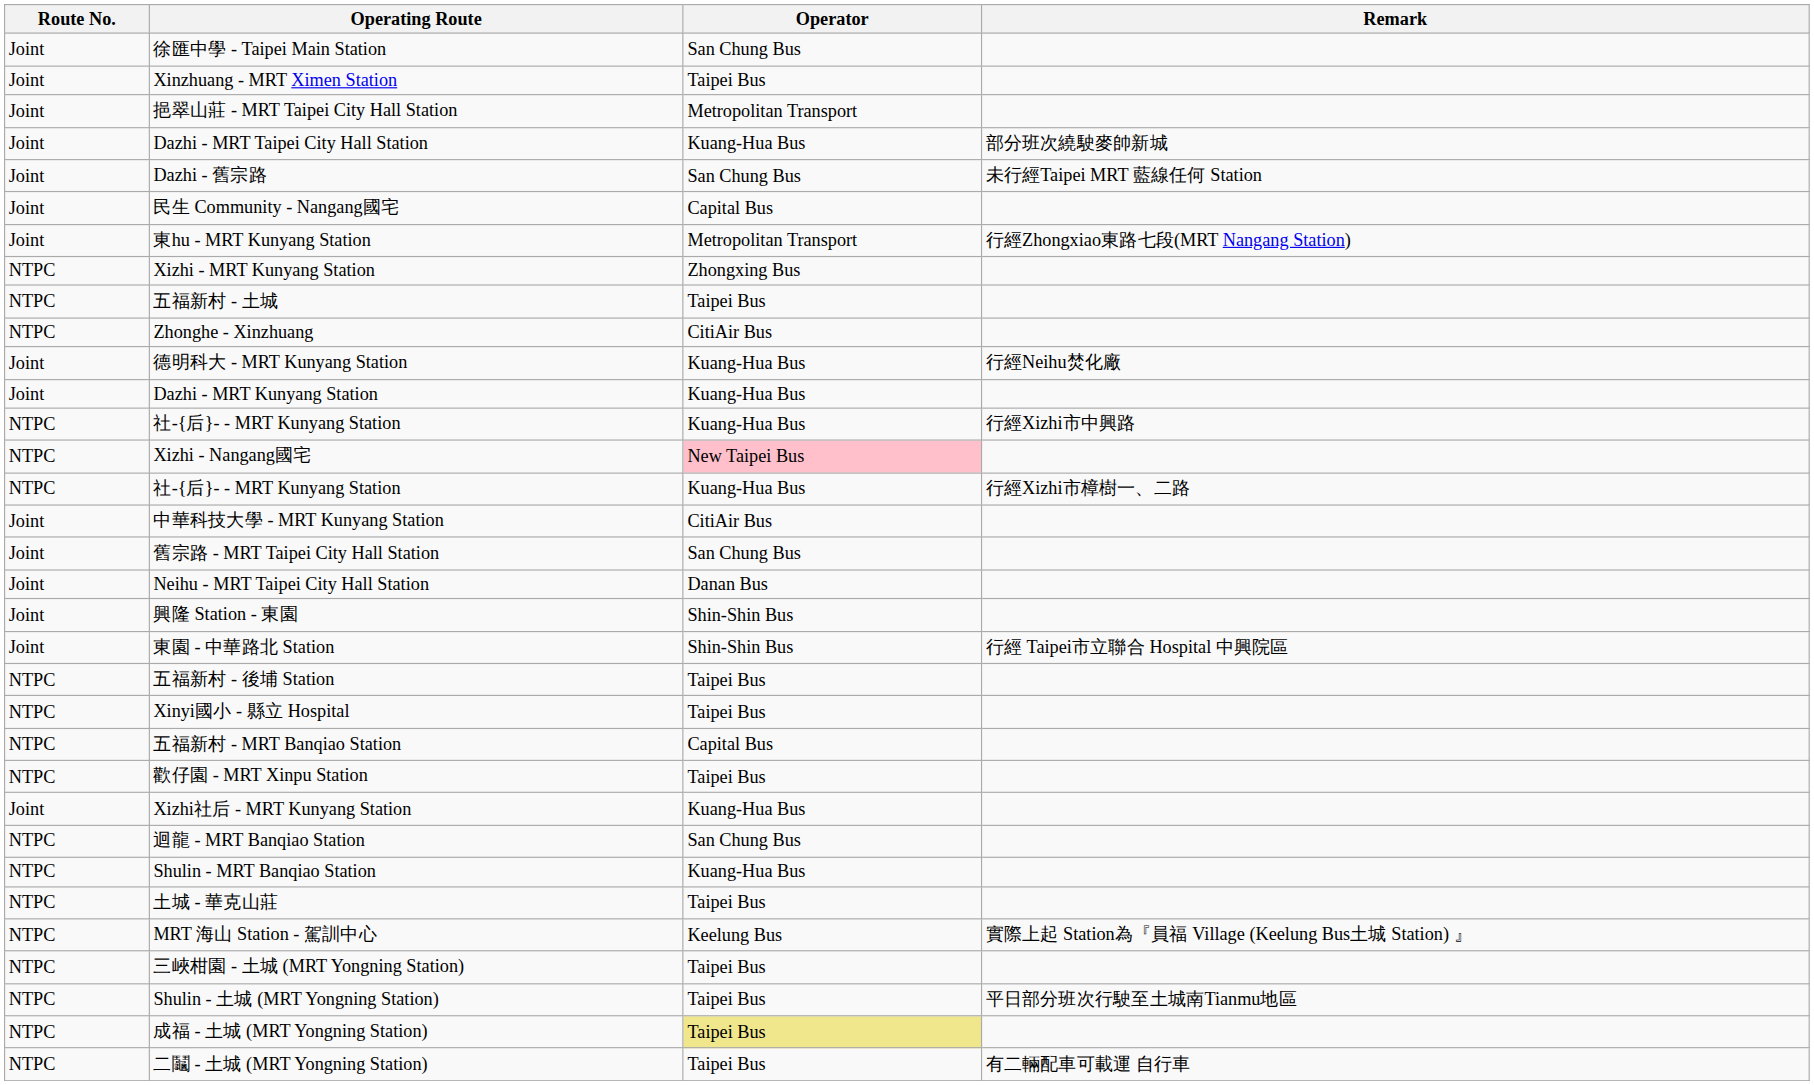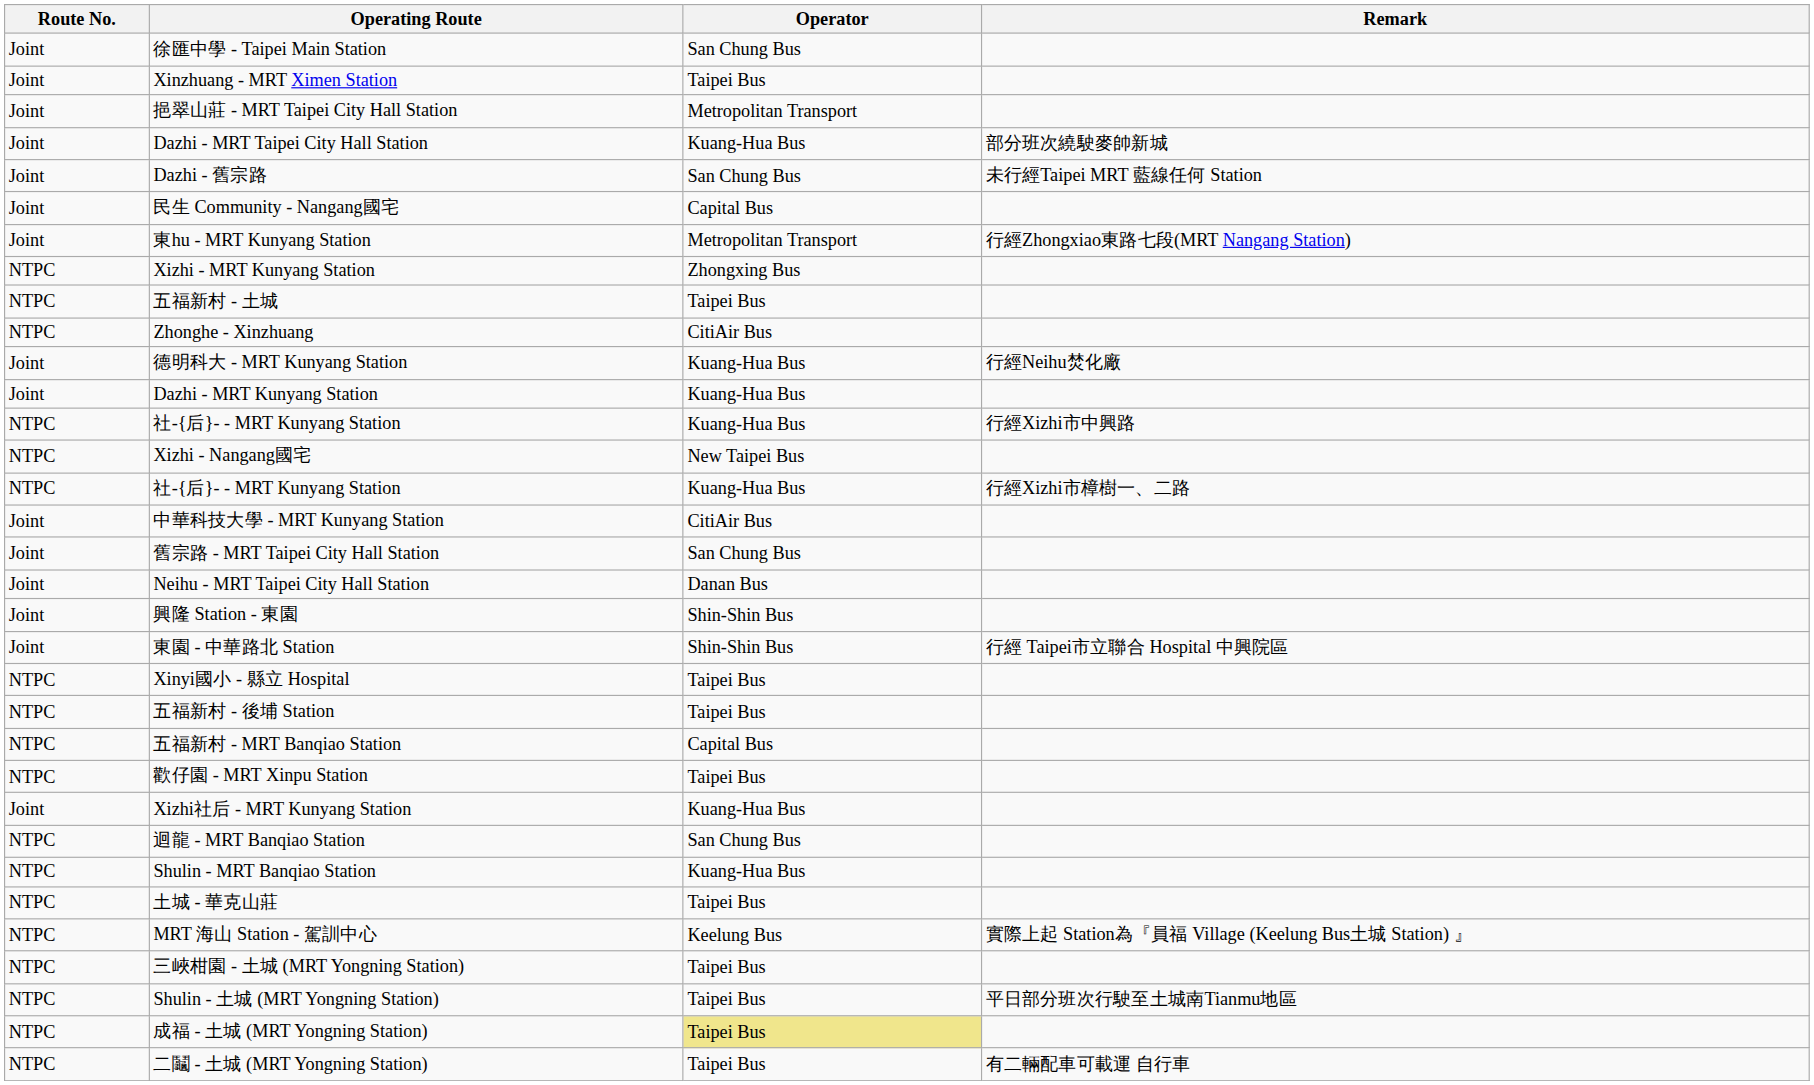(746, 456) pink background -> (746, 456) no background
rows swapped: (244, 678) <-> (251, 711)
